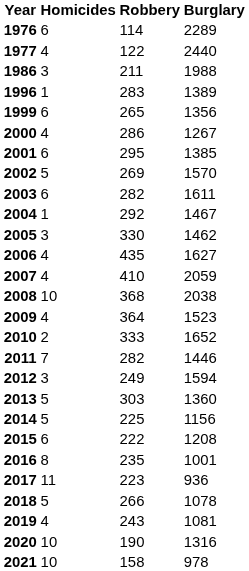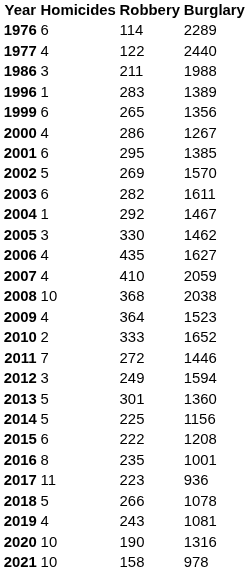(132, 358) 282 -> (132, 358) 272
(132, 398) 303 -> (132, 398) 301
